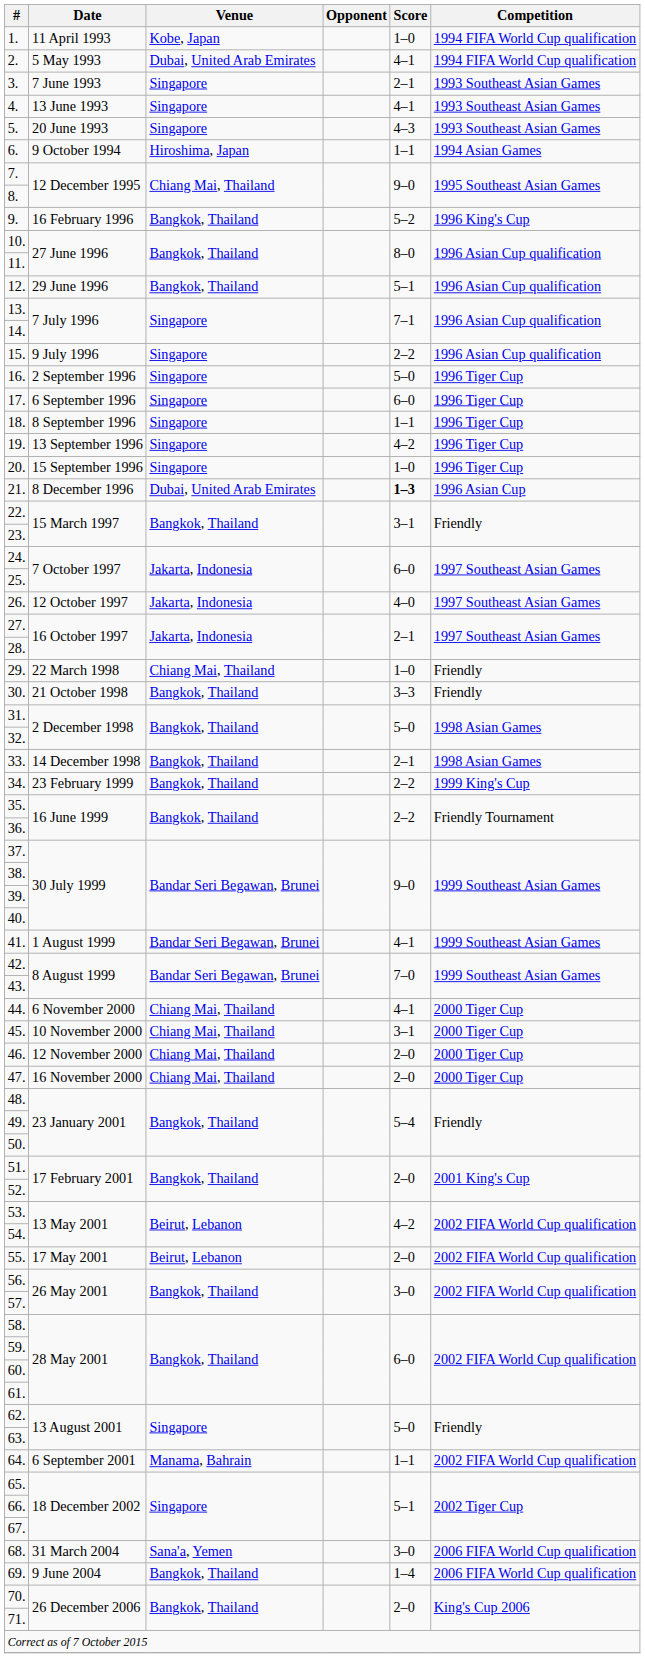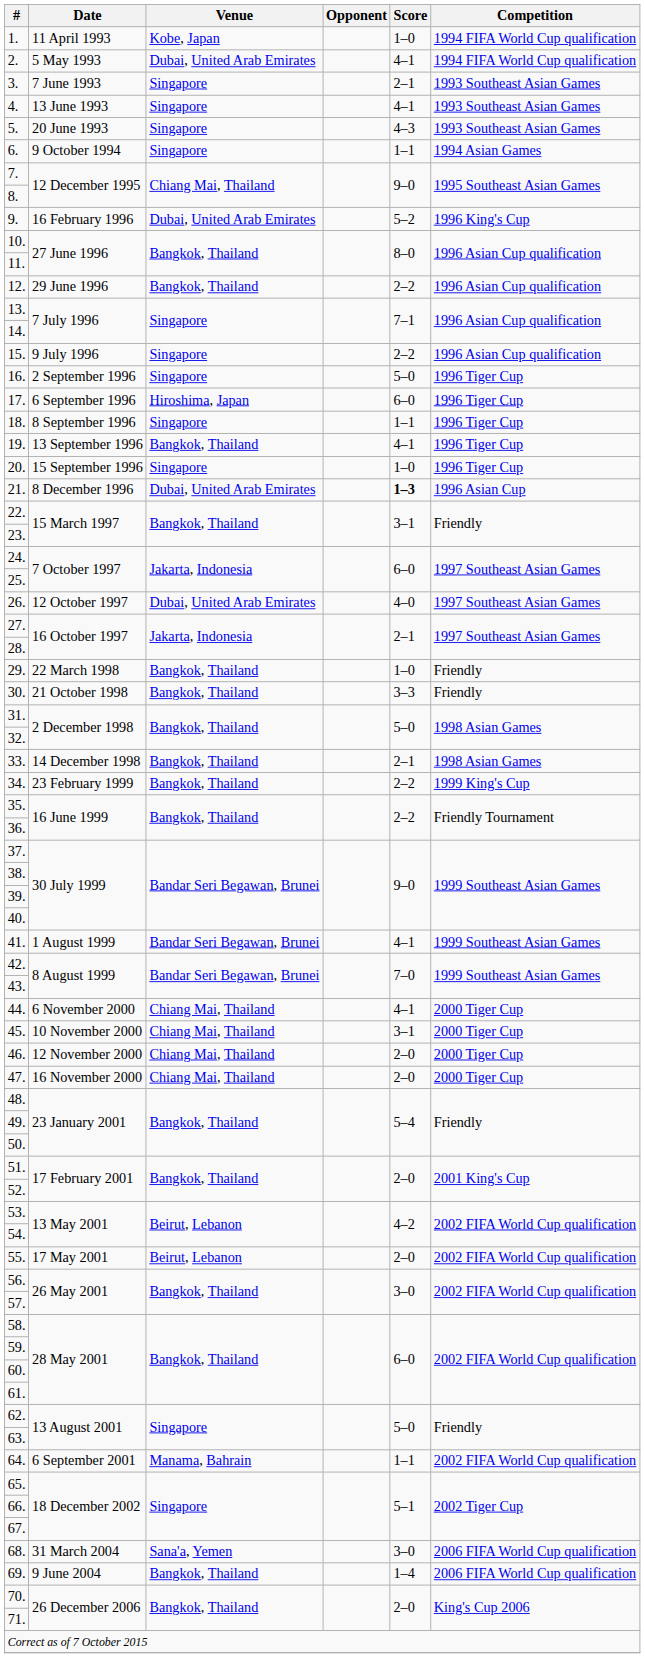(199, 151) Hiroshima, Japan -> (178, 151) Singapore
(204, 219) Bangkok, Thailand -> (232, 219) Dubai, United Arab Emirates
(404, 286) 5–1 -> (404, 286) 2–2
(178, 399) Singapore -> (199, 399) Hiroshima, Japan
(178, 444) Singapore -> (204, 444) Bangkok, Thailand
(404, 444) 4–2 -> (404, 444) 4–1
(201, 602) Jakarta, Indonesia -> (232, 602) Dubai, United Arab Emirates
(212, 670) Chiang Mai, Thailand -> (204, 670) Bangkok, Thailand
